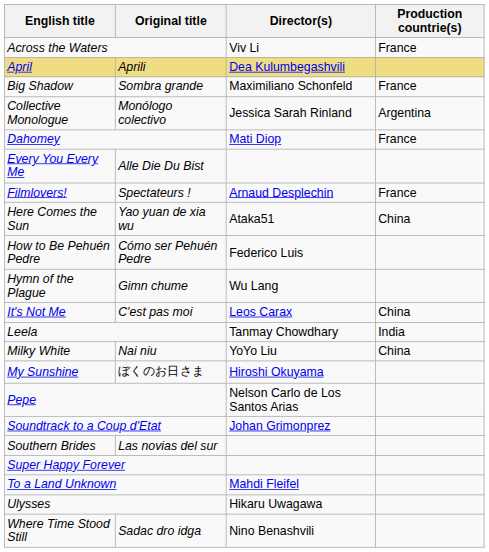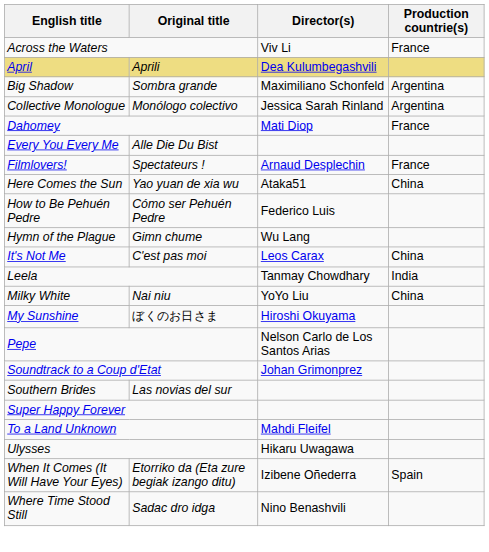(397, 86) France -> (418, 86) Argentina
+ row: (65, 475)
